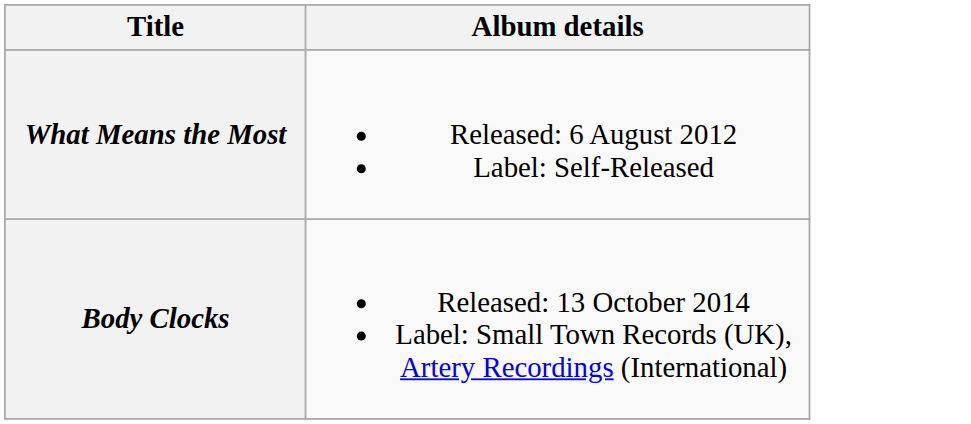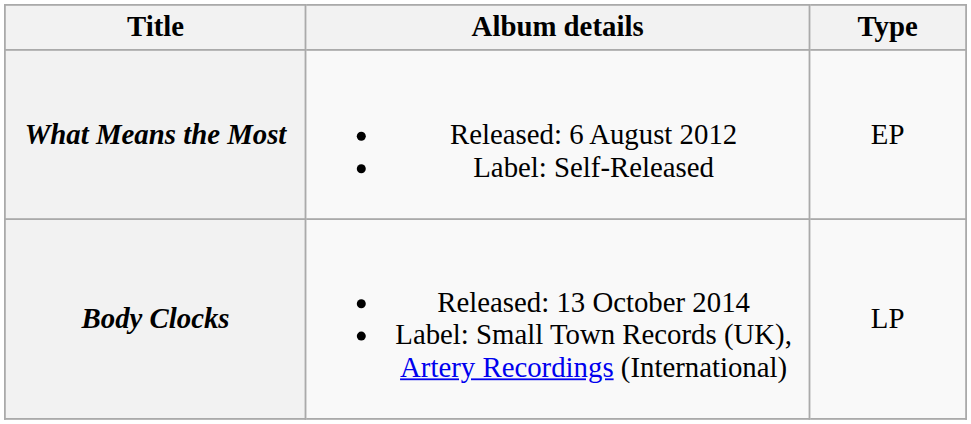+ column: (888, 27)
